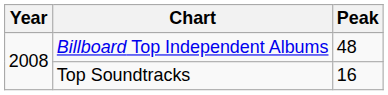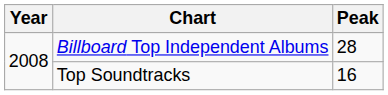(347, 47) 48 -> (347, 47) 28
